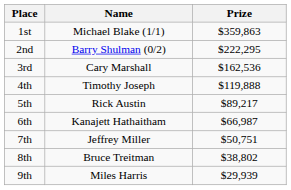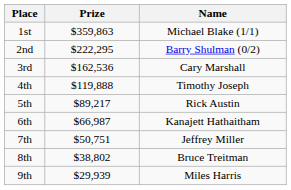columns swapped: (119, 13) <-> (239, 13)
